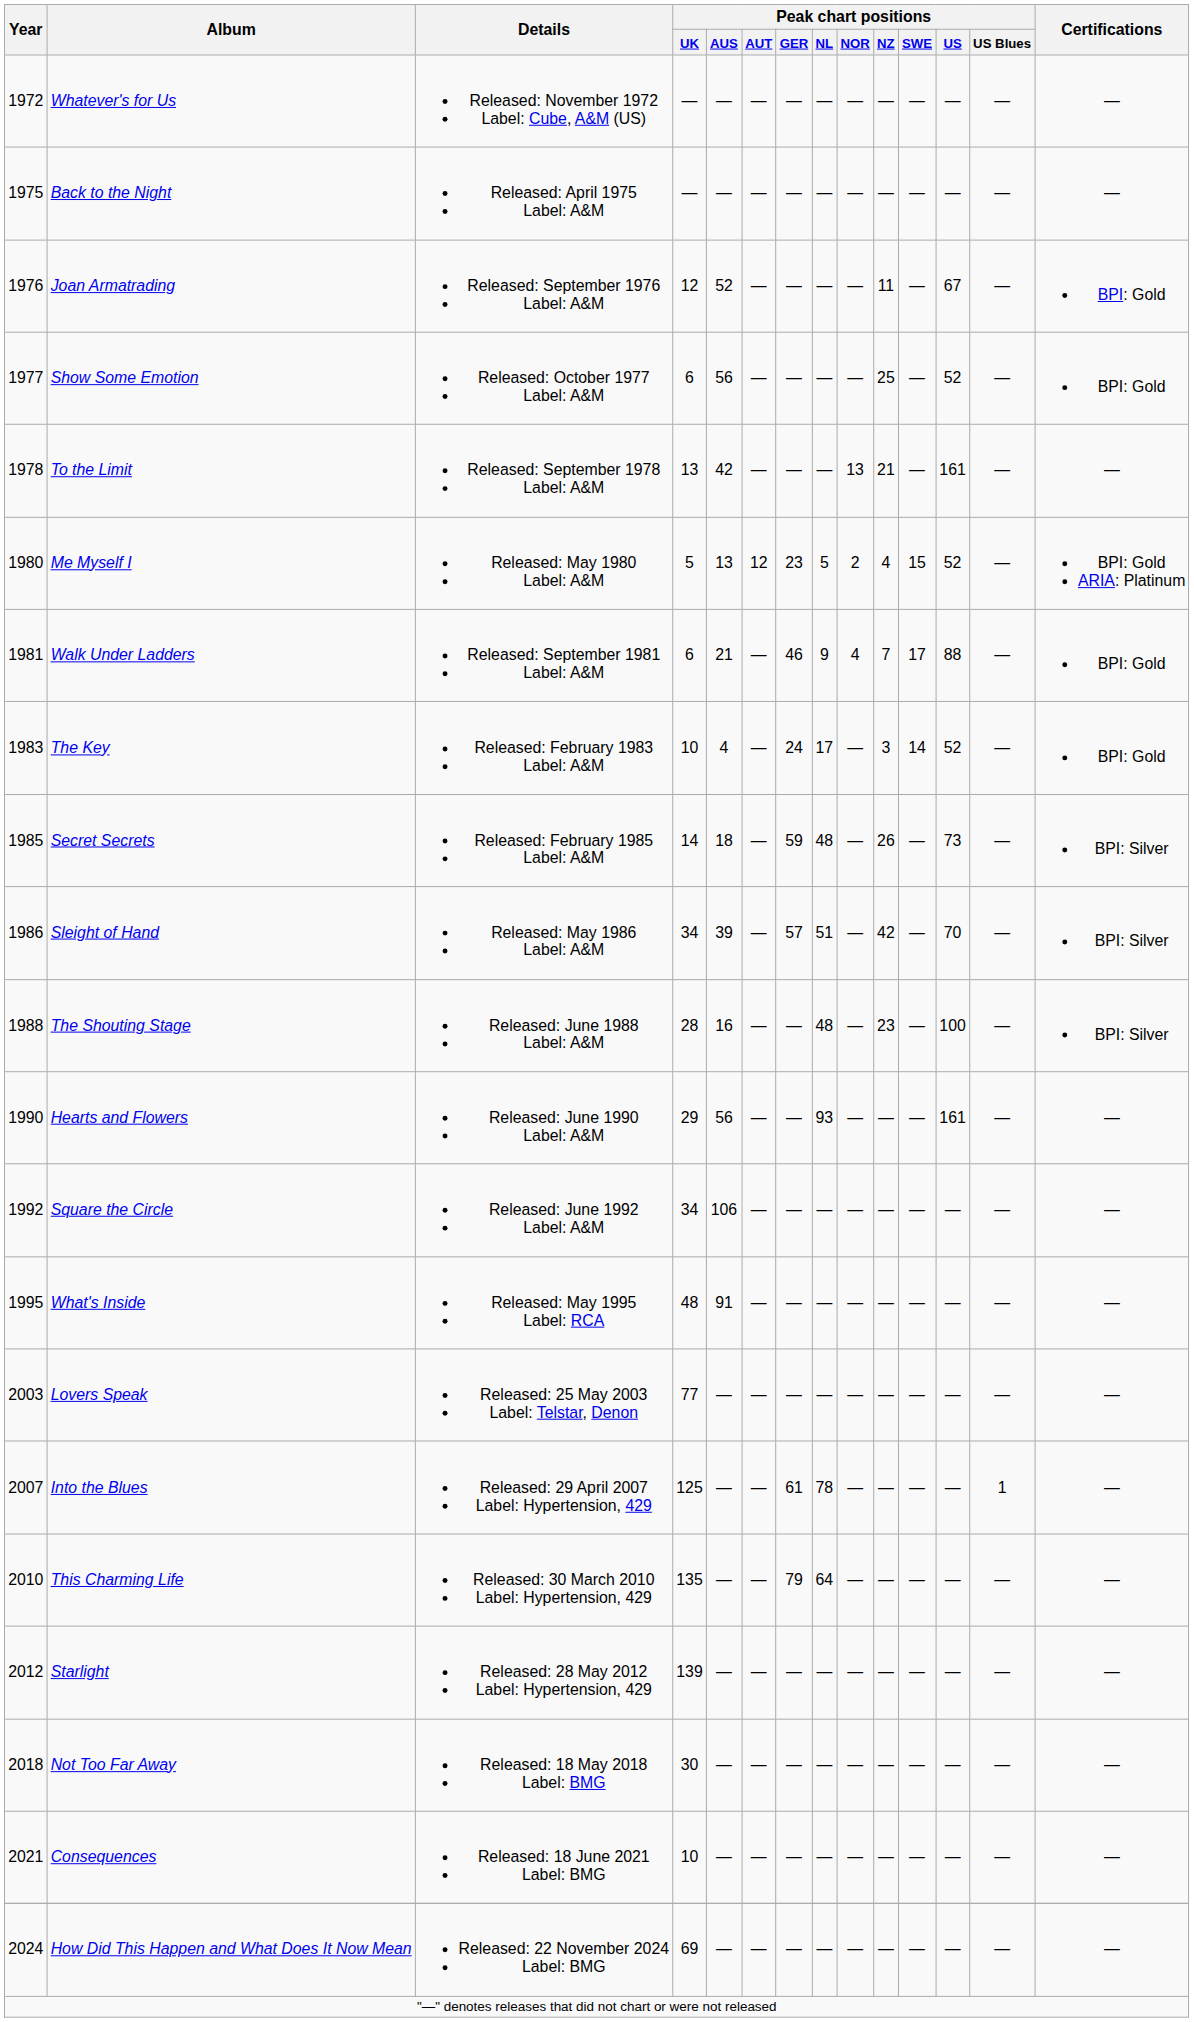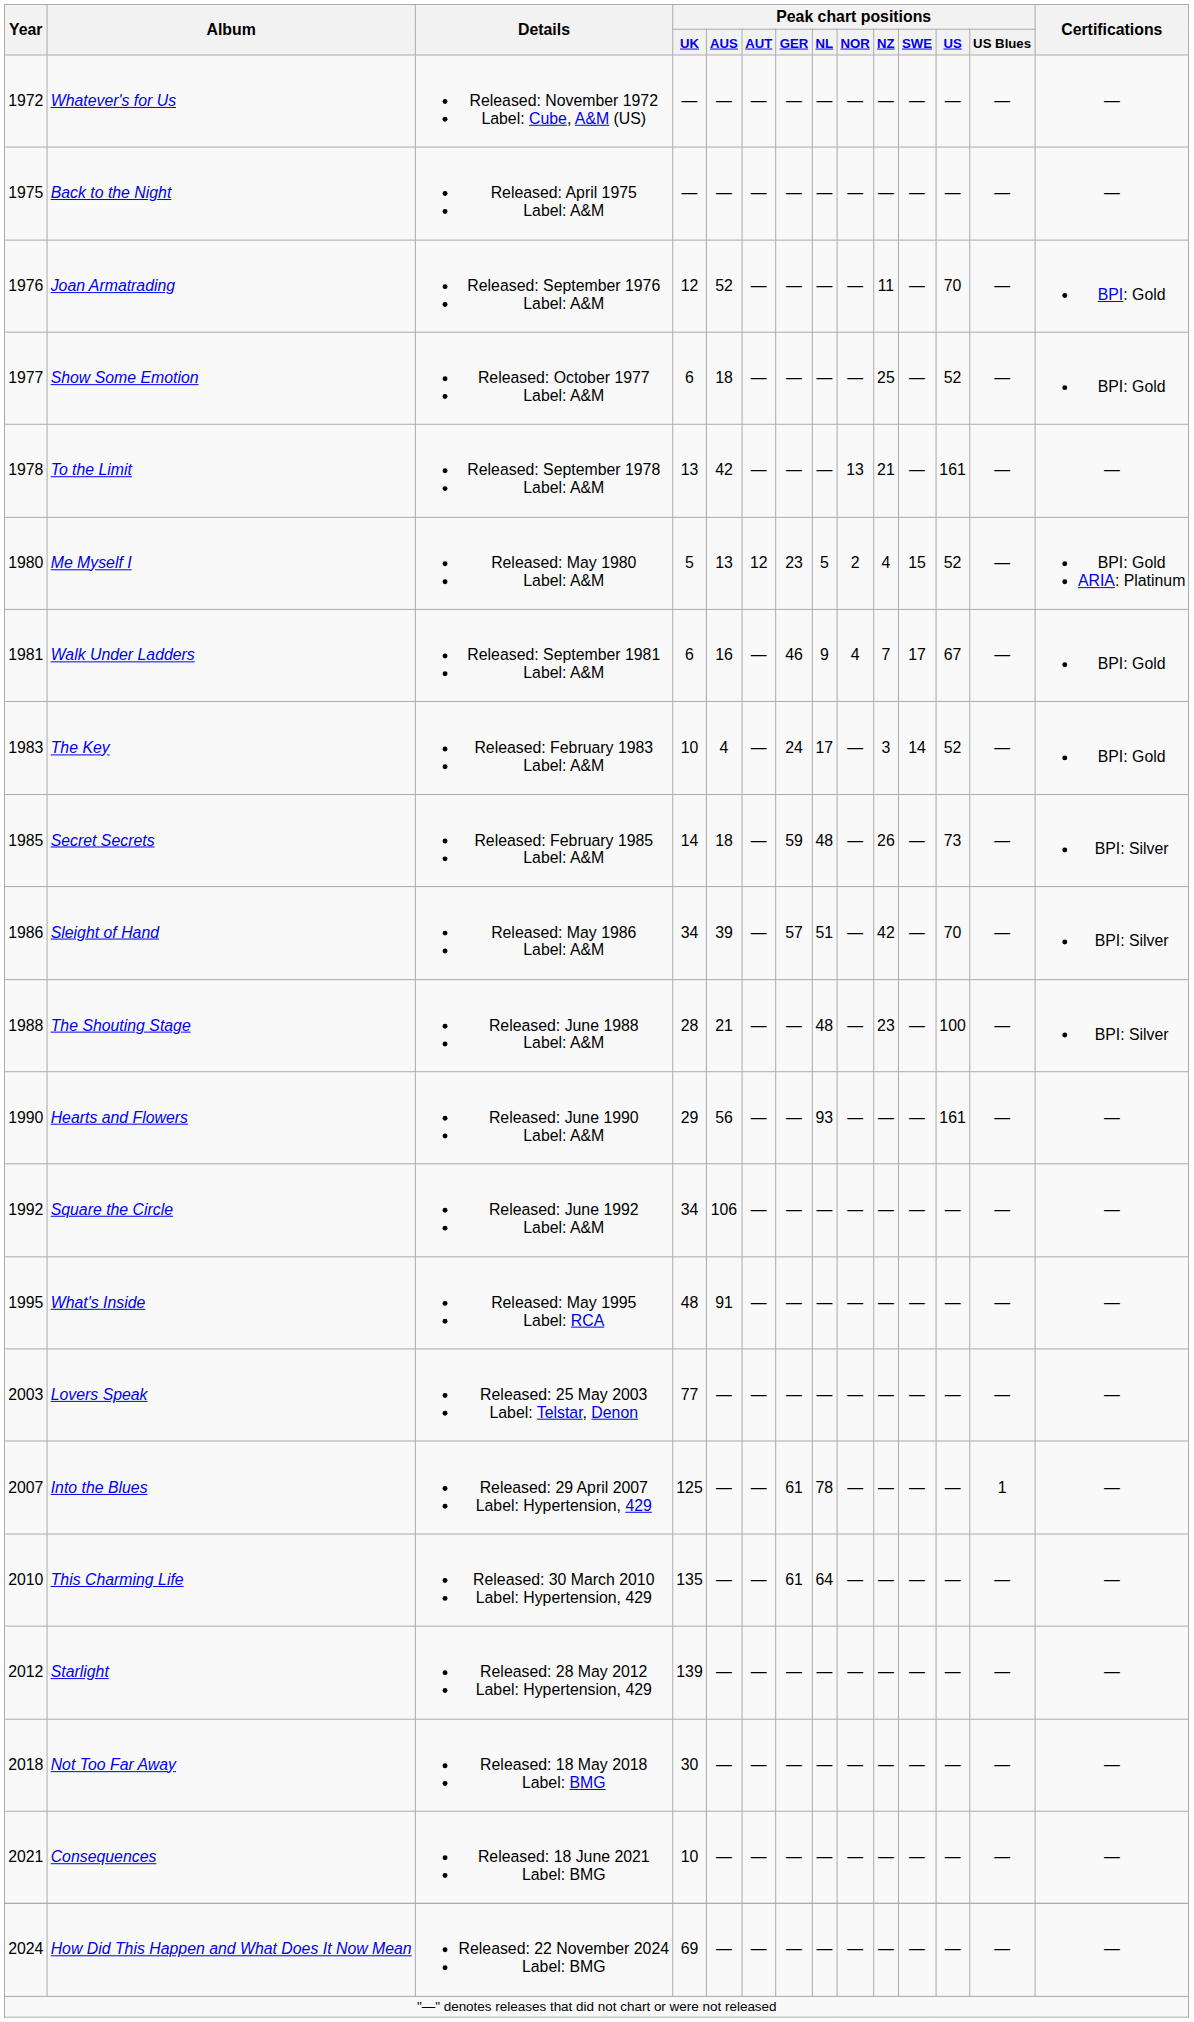(953, 285) 67 -> (953, 285) 70
(724, 378) 56 -> (724, 378) 18
(724, 655) 21 -> (724, 655) 16
(953, 655) 88 -> (953, 655) 67
(724, 1025) 16 -> (724, 1025) 21
(794, 1580) 79 -> (794, 1580) 61
